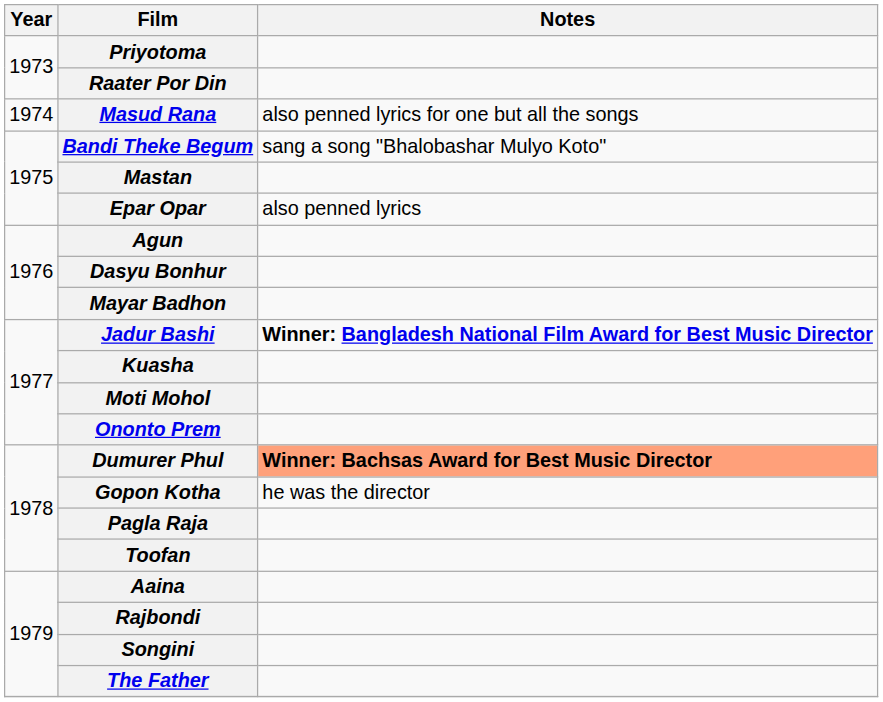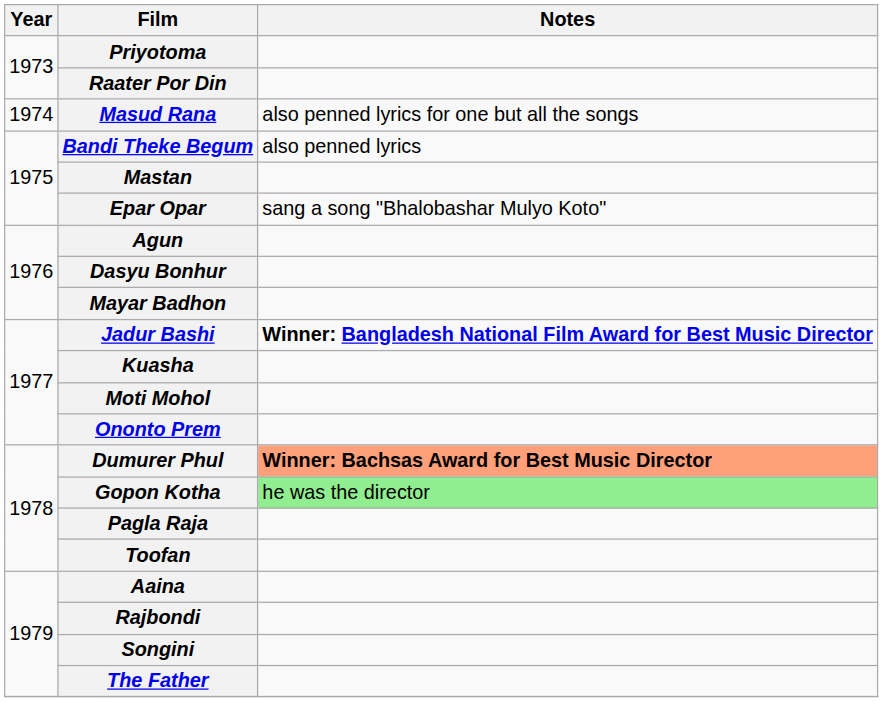(434, 146) sang a song "Bhalobashar Mulyo Koto" -> (342, 146) also penned lyrics
(342, 209) also penned lyrics -> (434, 209) sang a song "Bhalobashar Mulyo Koto"
(346, 492) no background -> (346, 492) lightgreen background
